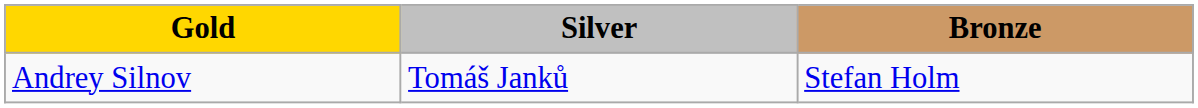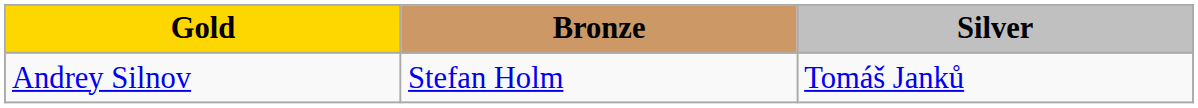columns swapped: (599, 28) <-> (995, 28)
